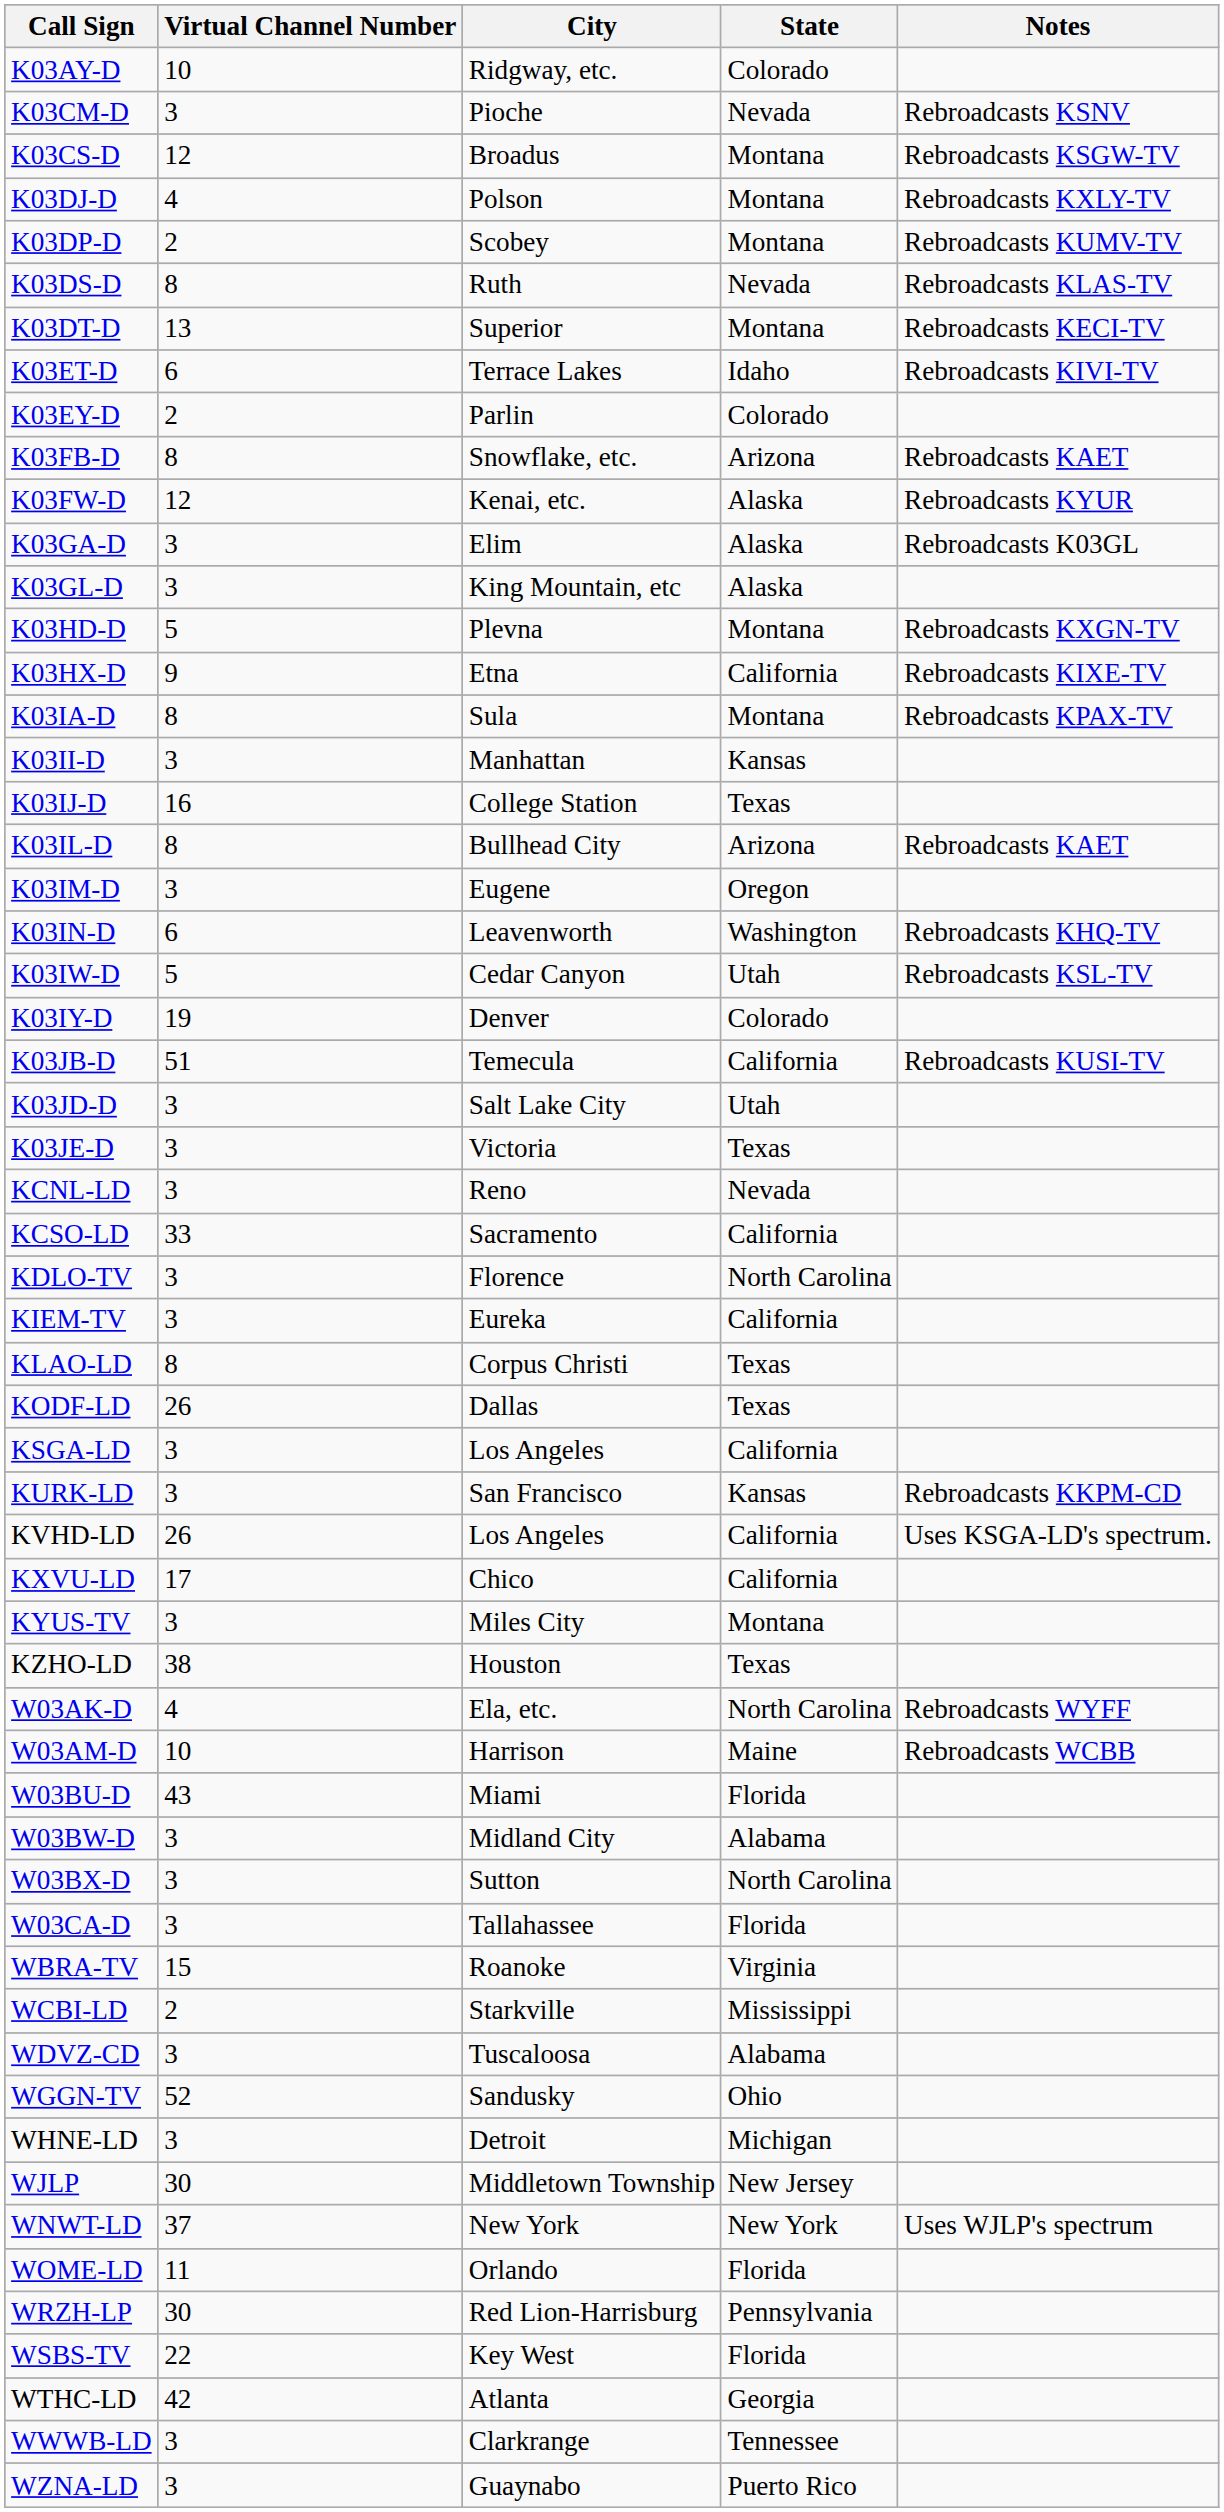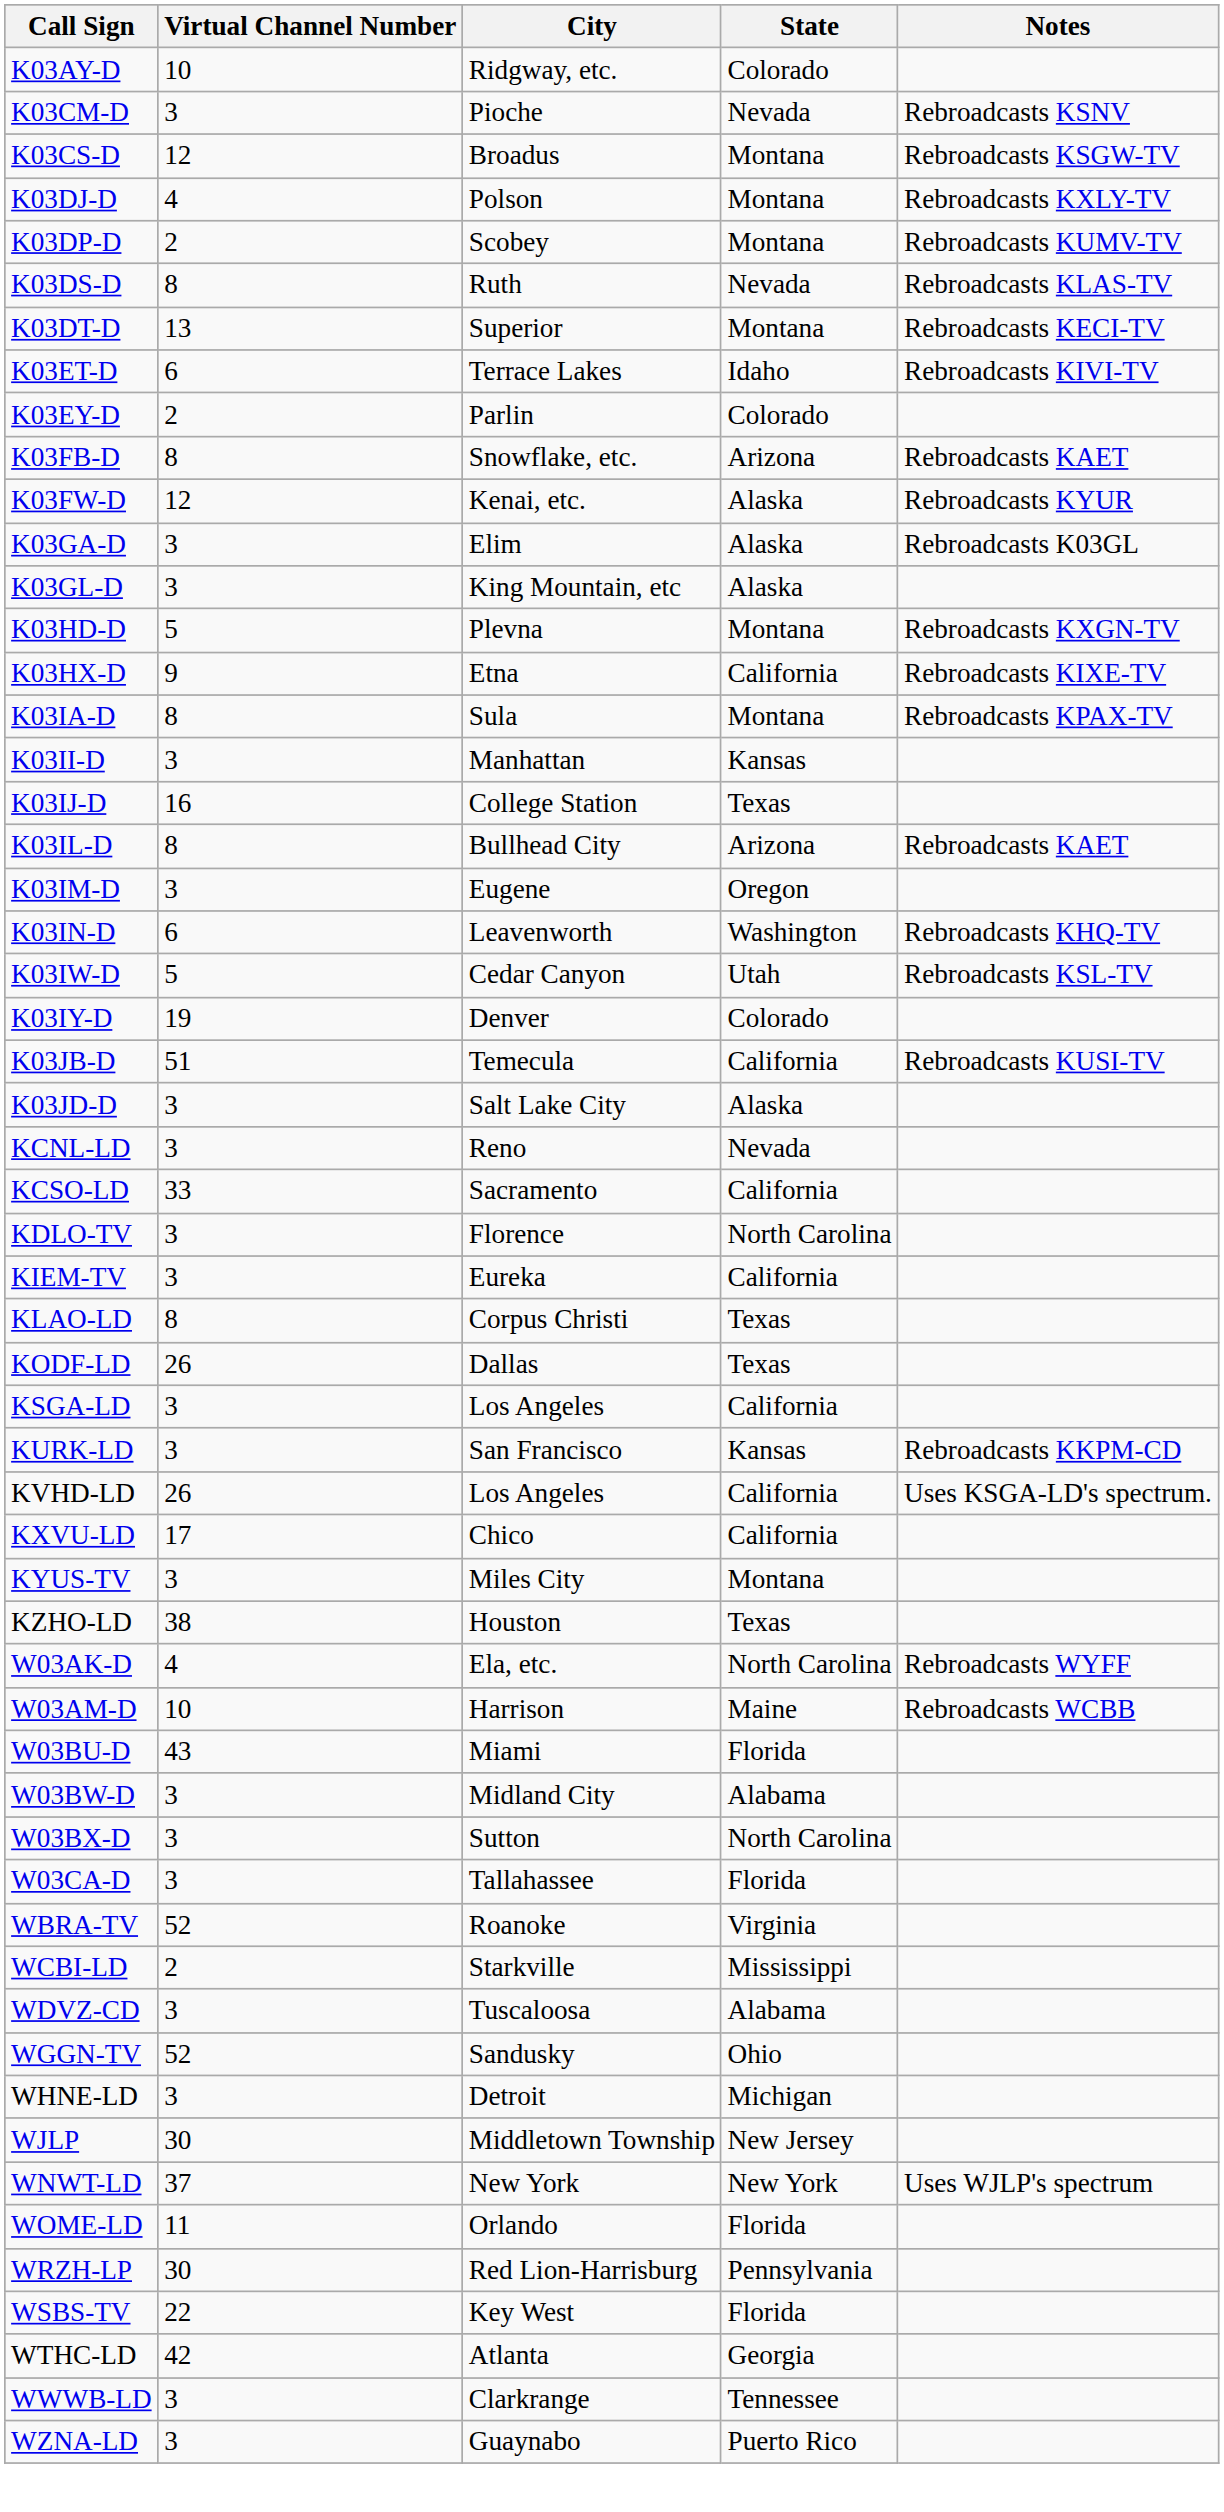(754, 1104) Utah -> (765, 1104) Alaska
- row: (62, 1147)
(178, 1967) 15 -> (178, 1924) 52
